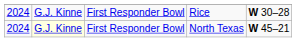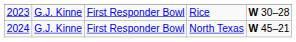(18, 12) 2024 -> (18, 12) 2023
(58, 28) lightyellow background -> (58, 28) no background
